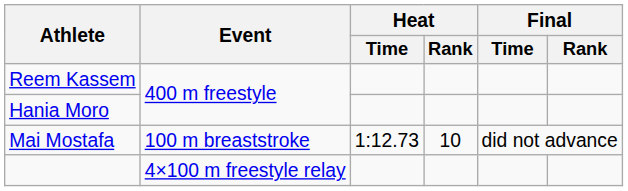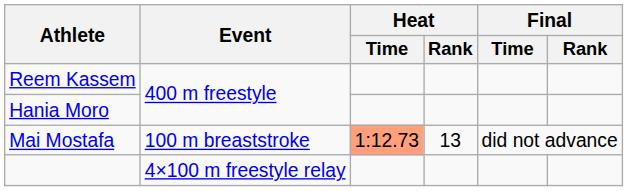(387, 141) no background -> (387, 141) lightsalmon background
(450, 141) 10 -> (450, 141) 13
